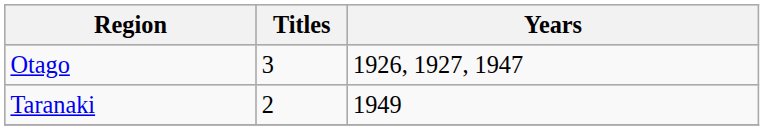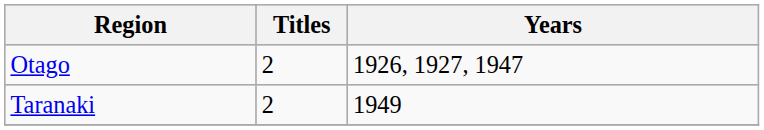(268, 64) 3 -> (268, 64) 2
